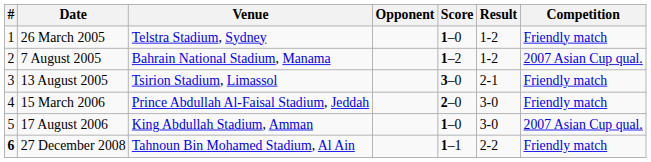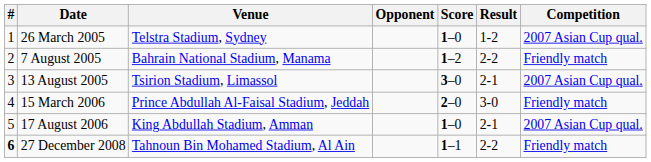(565, 37) Friendly match -> (583, 37) 2007 Asian Cup qual.
(489, 59) 1-2 -> (489, 59) 2-2
(583, 59) 2007 Asian Cup qual. -> (565, 59) Friendly match
(565, 80) Friendly match -> (583, 80) 2007 Asian Cup qual.
(489, 124) 3-0 -> (489, 124) 2-1
